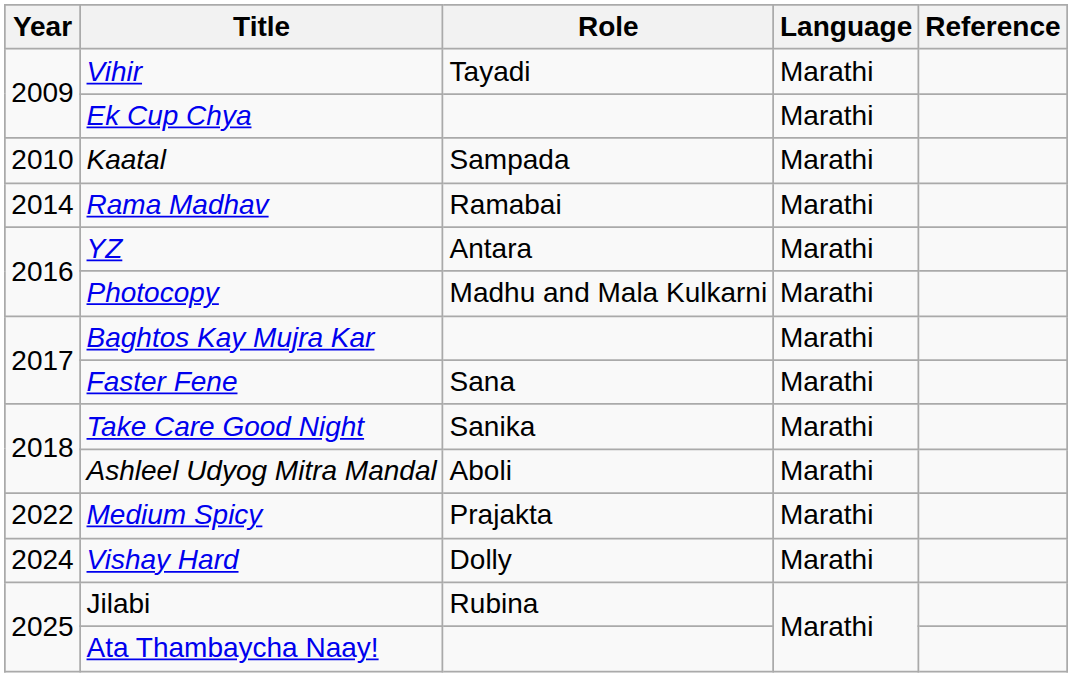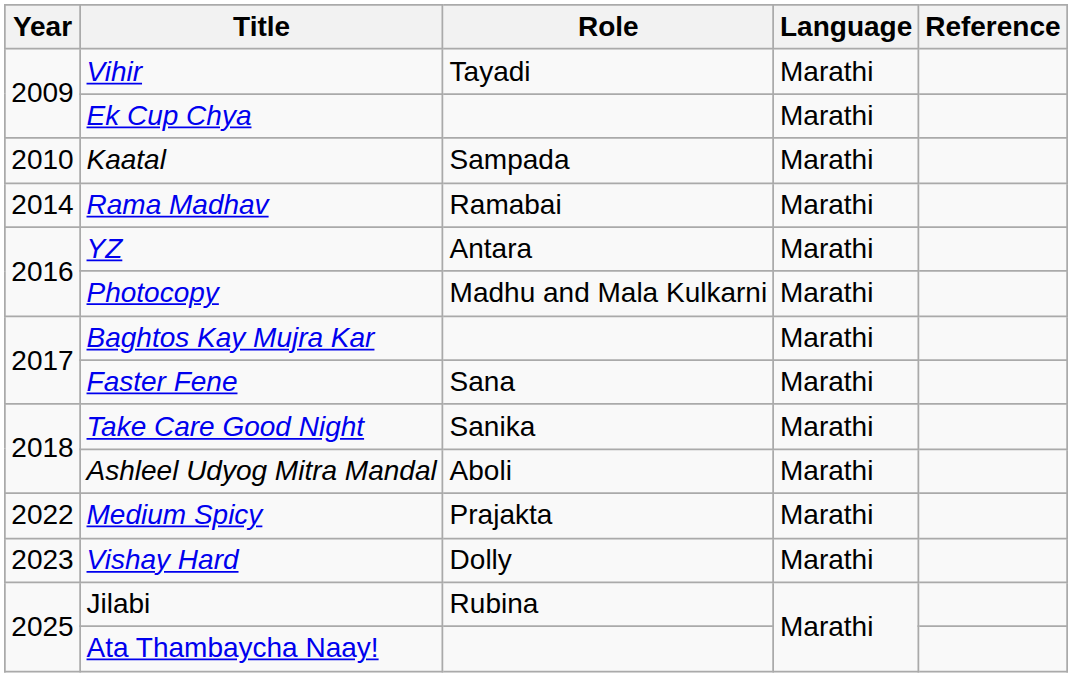(42, 559) 2024 -> (42, 559) 2023
